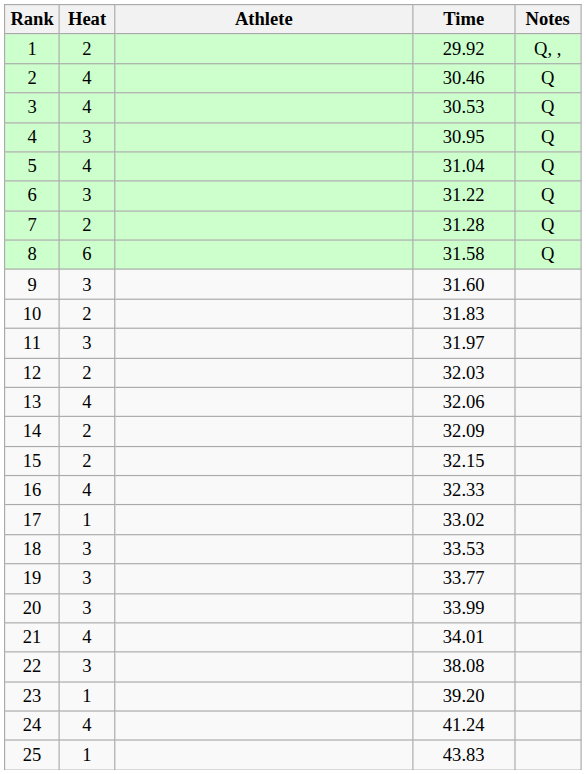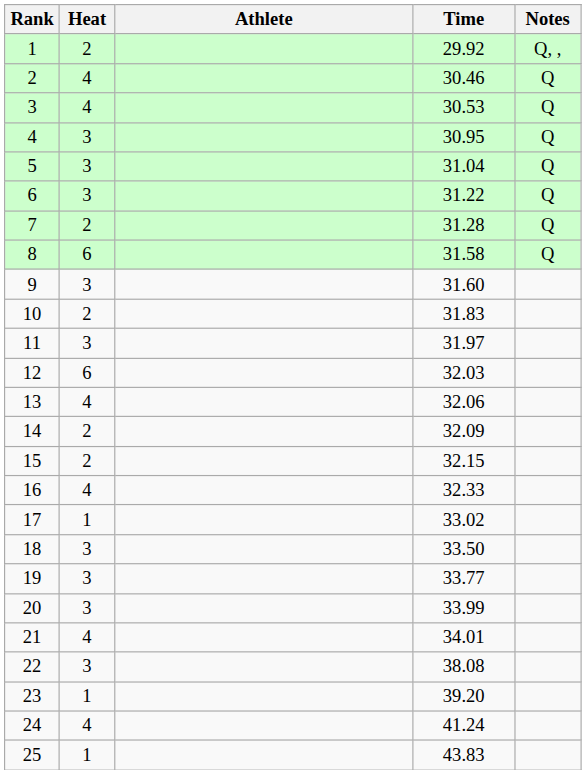(87, 166) 4 -> (87, 166) 3
(87, 372) 2 -> (87, 372) 6
(464, 549) 33.53 -> (464, 549) 33.50
